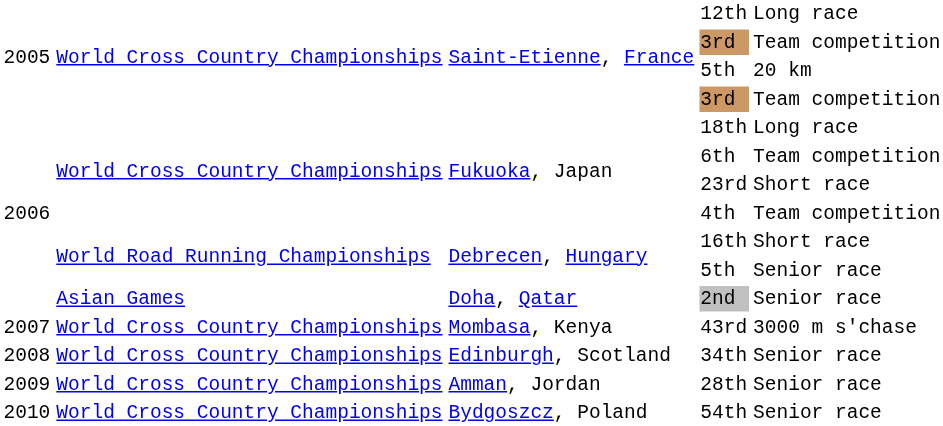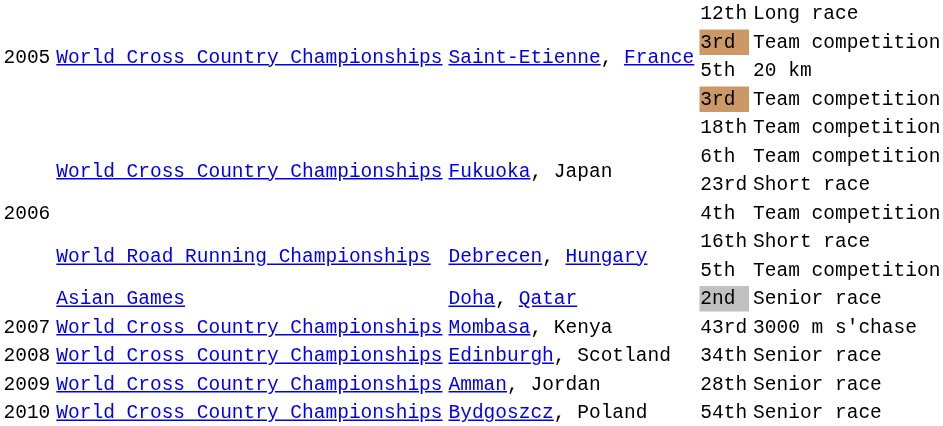(806, 128) Long race -> (847, 128) Team competition
(817, 270) Senior race -> (847, 270) Team competition
